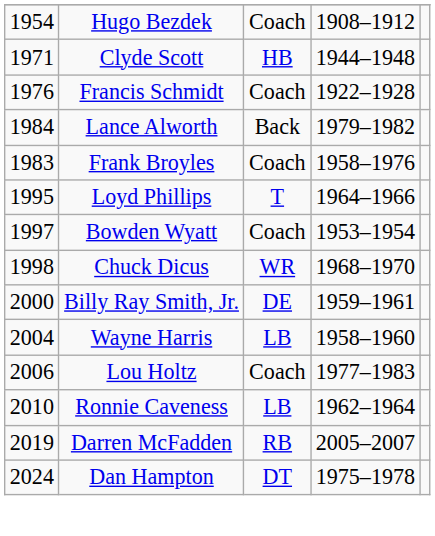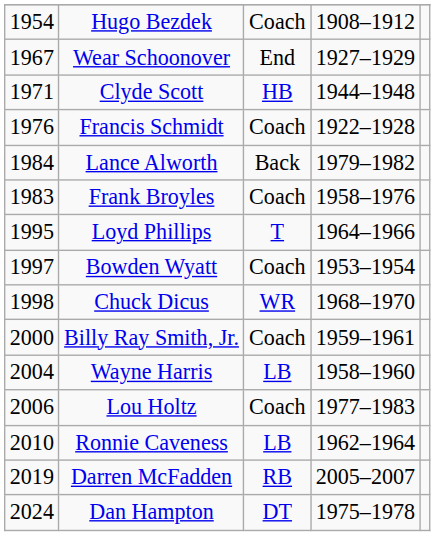+ row: (152, 57)
(277, 302) DE -> (277, 337) Coach
